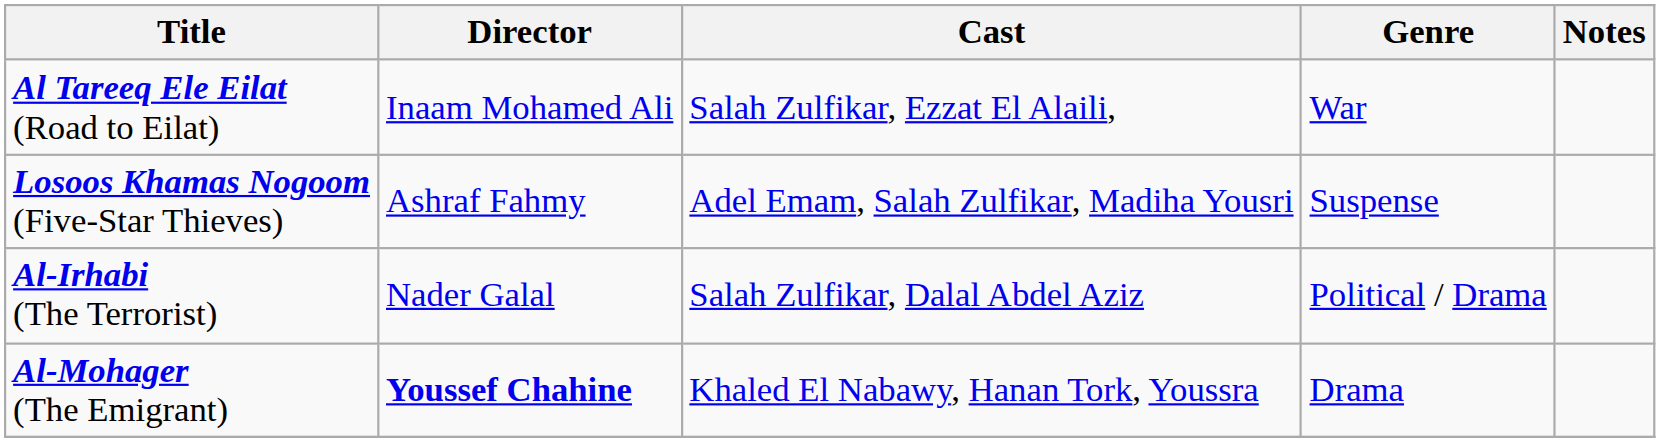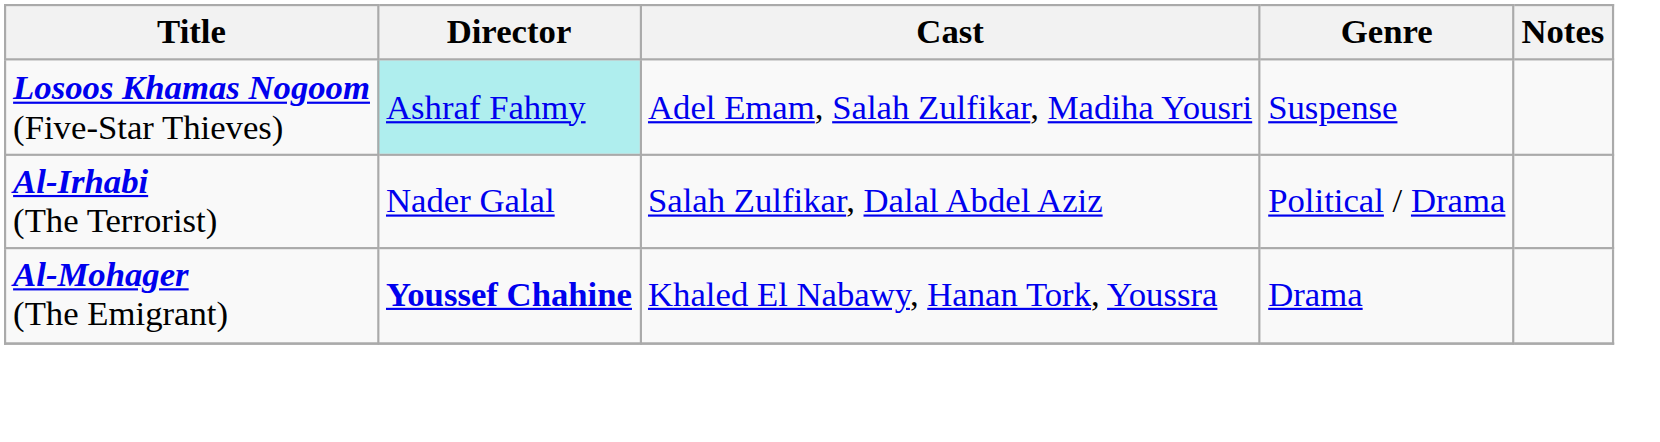- row: (150, 106)
(486, 200) no background -> (486, 106) paleturquoise background
